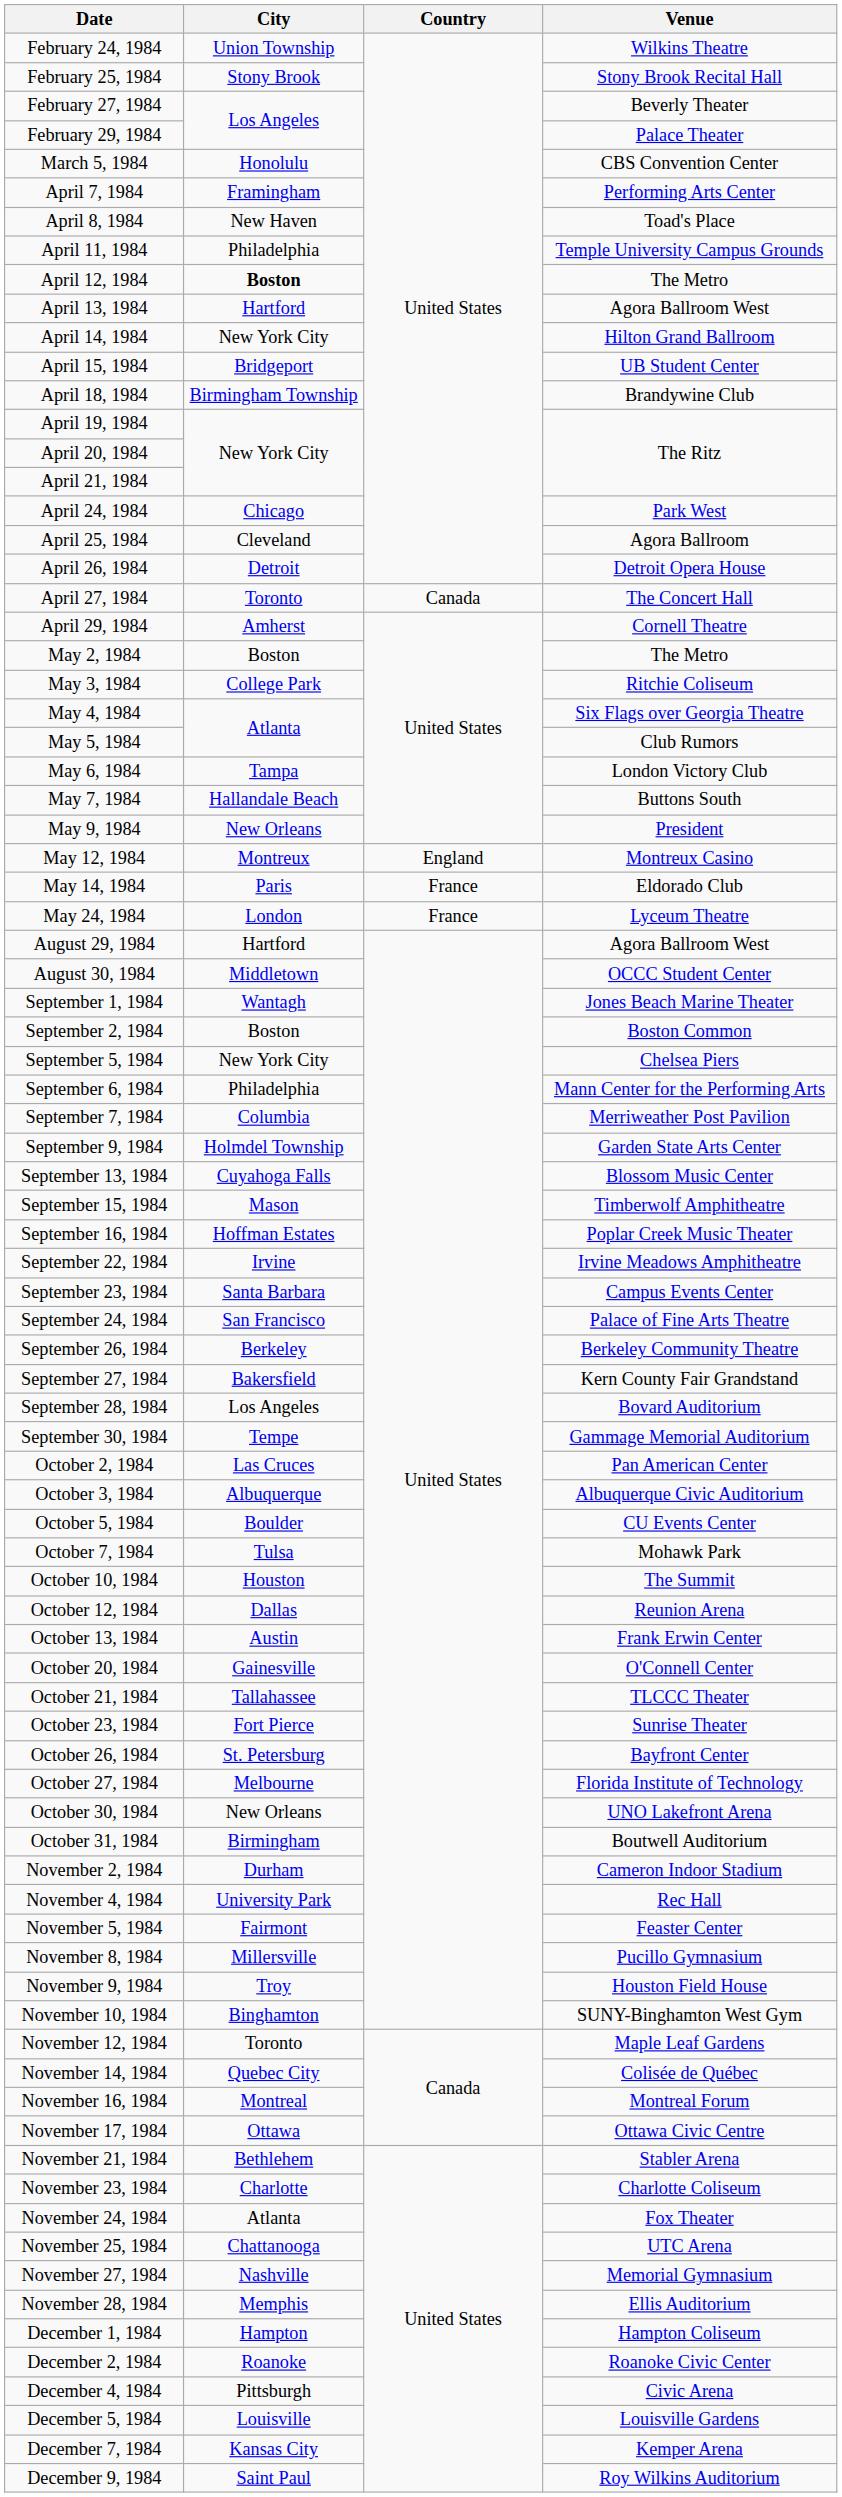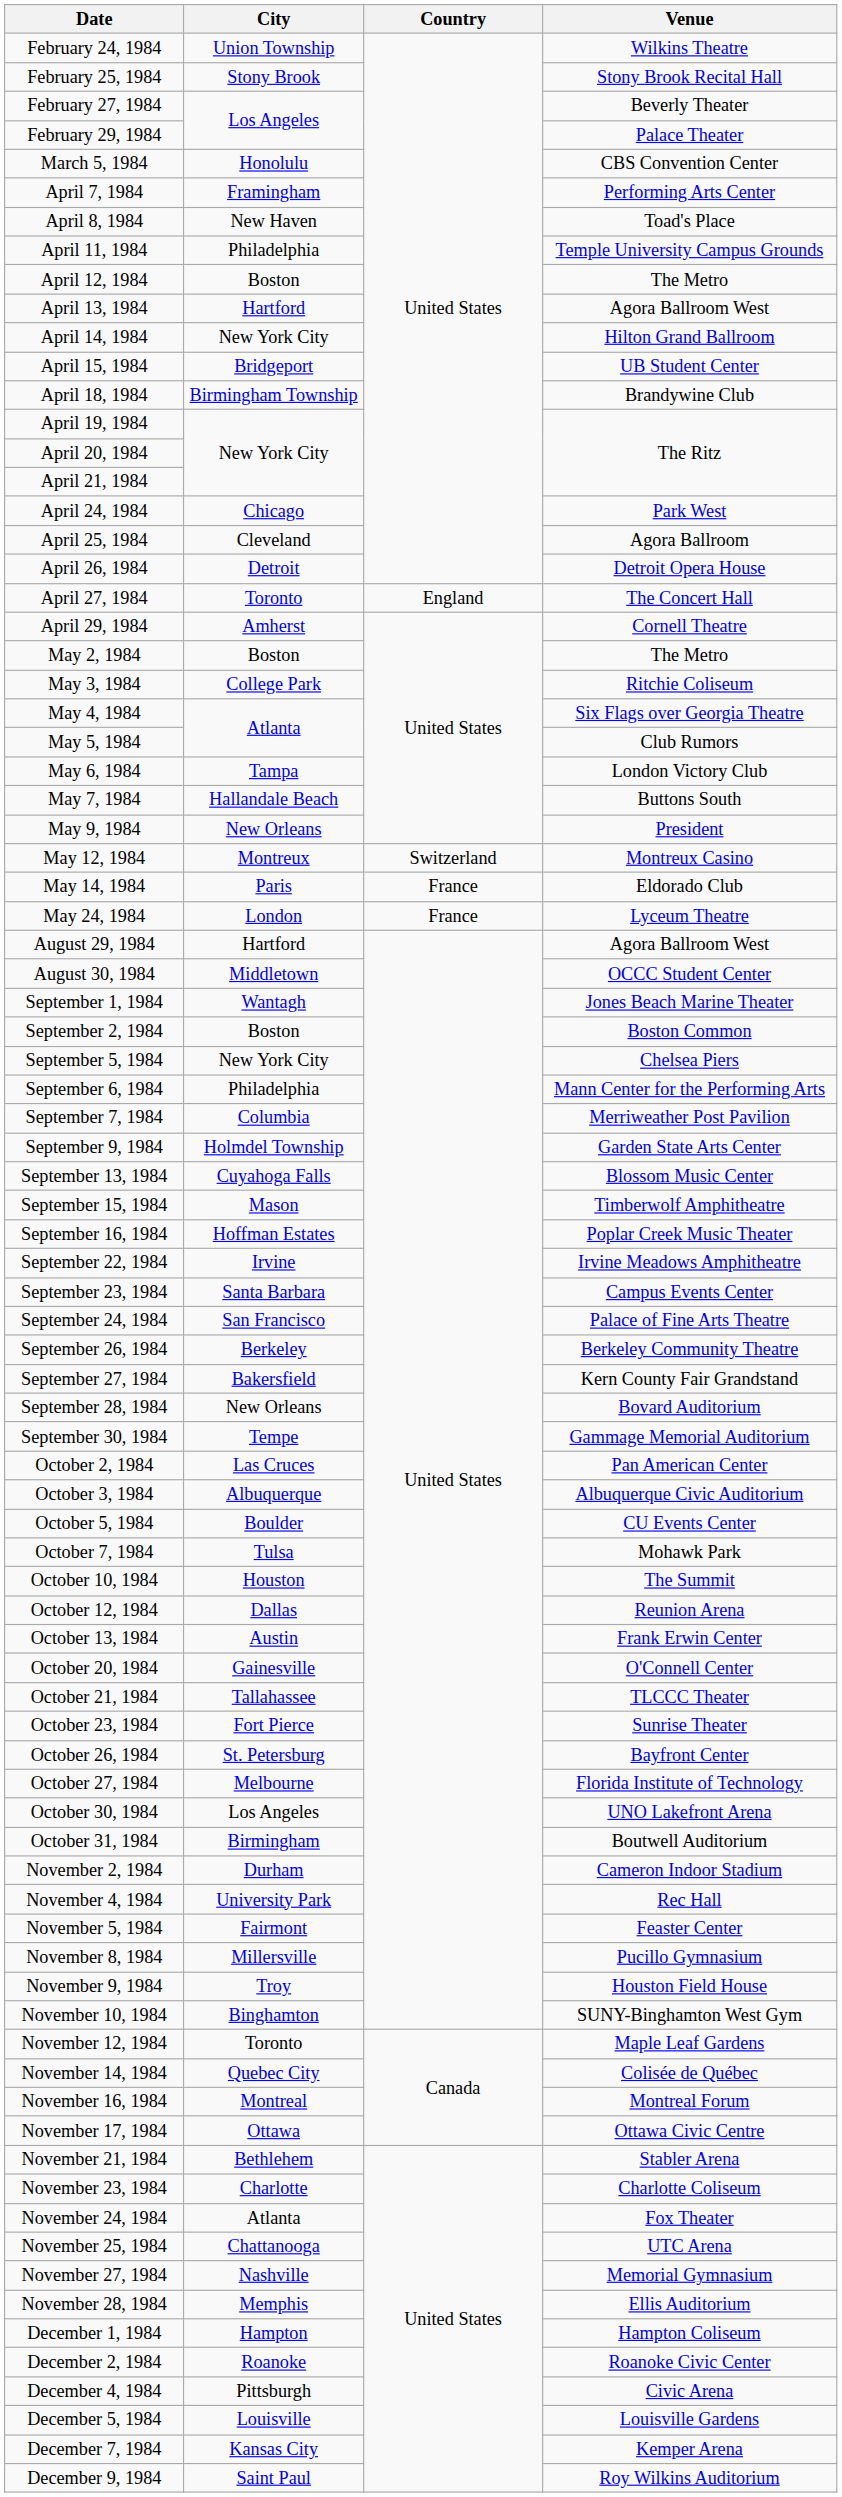(274, 279) bold -> (274, 279) normal
(453, 597) Canada -> (453, 597) England
(453, 857) England -> (453, 857) Switzerland
(274, 1407) Los Angeles -> (274, 1407) New Orleans
(274, 1812) New Orleans -> (274, 1812) Los Angeles
